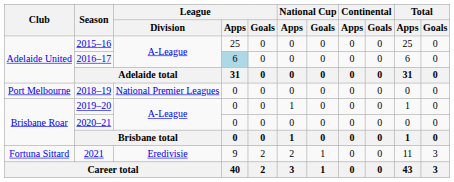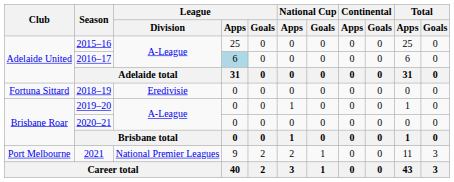(39, 91) Port Melbourne -> (39, 91) Fortuna Sittard
(168, 91) National Premier Leagues -> (168, 91) Eredivisie
(39, 153) Fortuna Sittard -> (39, 153) Port Melbourne
(168, 153) Eredivisie -> (168, 153) National Premier Leagues
